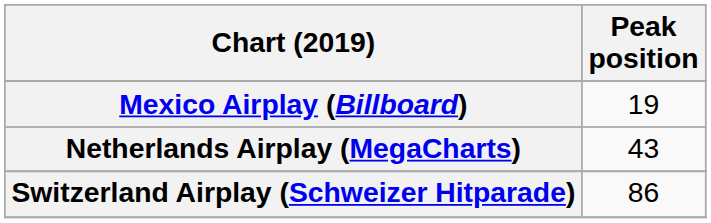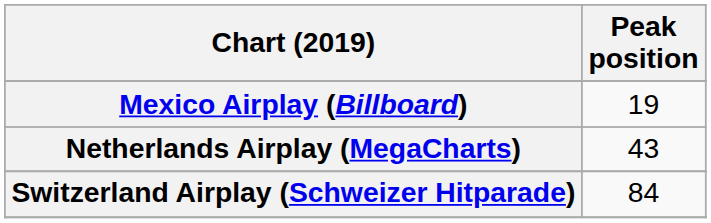(643, 193) 86 -> (643, 193) 84
